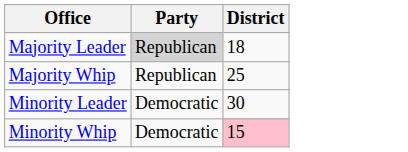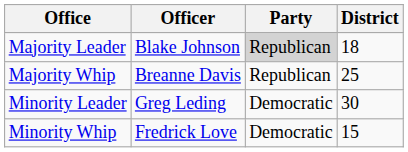+ column: (188, 18)
(236, 132) pink background -> (350, 132) no background
